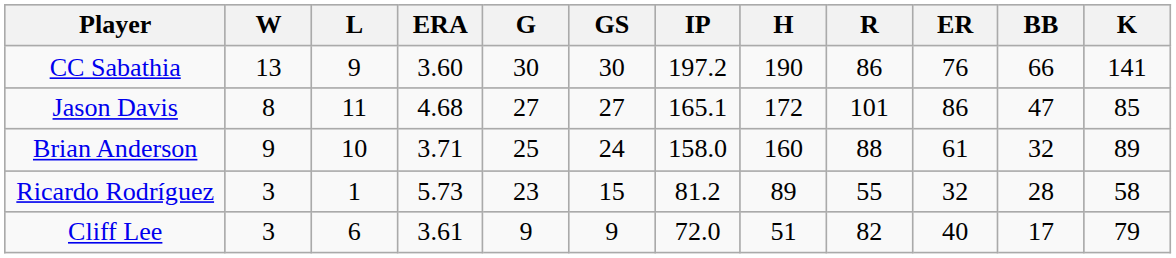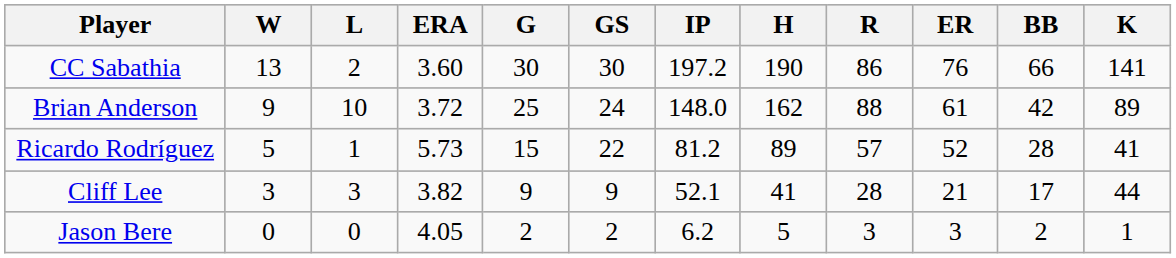(354, 66) 9 -> (354, 66) 2
- row: (115, 107)
(440, 149) 3.71 -> (440, 107) 3.72
(698, 149) 158.0 -> (698, 107) 148.0
(783, 149) 160 -> (783, 107) 162
(1041, 149) 32 -> (1041, 107) 42
(269, 190) 3 -> (269, 149) 5
(526, 190) 23 -> (526, 149) 15
(612, 190) 15 -> (612, 149) 22
(869, 190) 55 -> (869, 149) 57
(955, 190) 32 -> (955, 149) 52
(1127, 190) 58 -> (1127, 149) 41
(354, 231) 6 -> (354, 190) 3
(440, 231) 3.61 -> (440, 190) 3.82
(698, 231) 72.0 -> (698, 190) 52.1
(783, 231) 51 -> (783, 190) 41
(869, 231) 82 -> (869, 190) 28
(955, 231) 40 -> (955, 190) 21
(1127, 231) 79 -> (1127, 190) 44
+ row: (115, 231)
